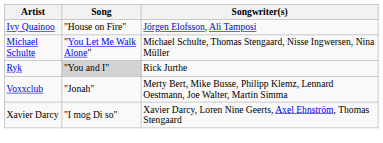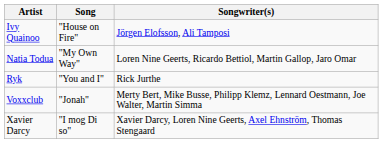- row: (22, 47)
+ row: (30, 58)
(87, 68) lightgrey background -> (81, 79) no background
